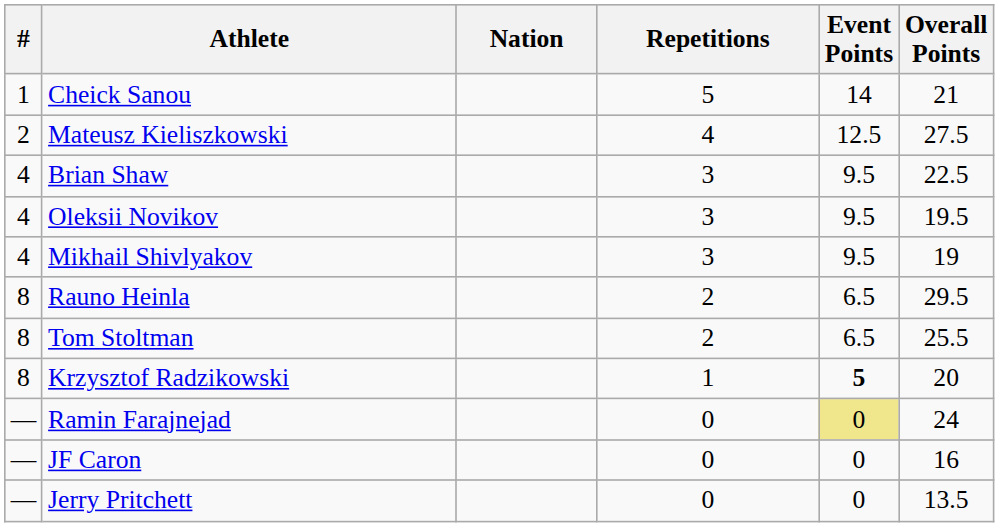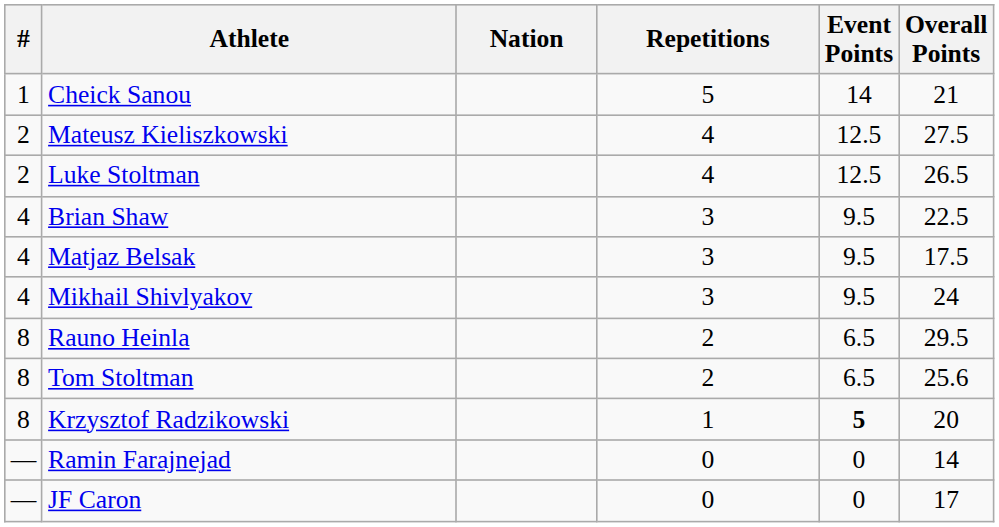+ row: (124, 175)
- row: (133, 216)
+ row: (122, 256)
(946, 256) 19 -> (946, 297) 24
(946, 337) 25.5 -> (946, 378) 25.6
(859, 418) khaki background -> (859, 459) no background
(946, 418) 24 -> (946, 459) 14
(946, 459) 16 -> (946, 500) 17
- row: (120, 500)
